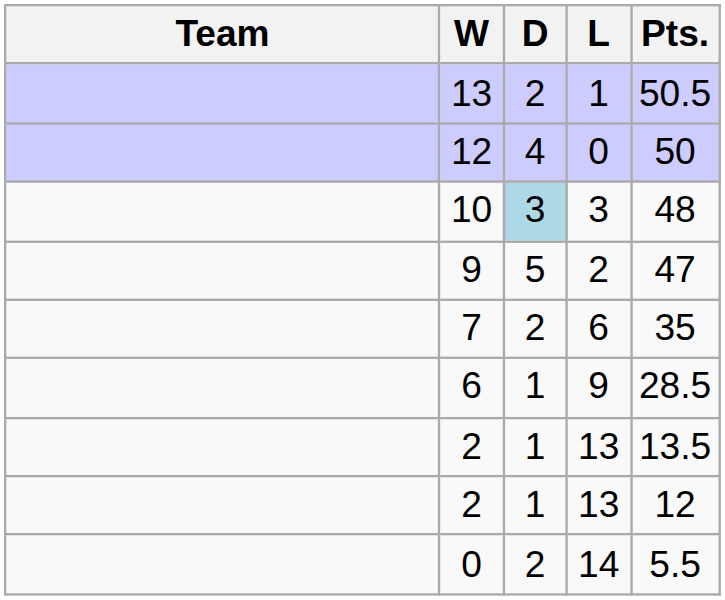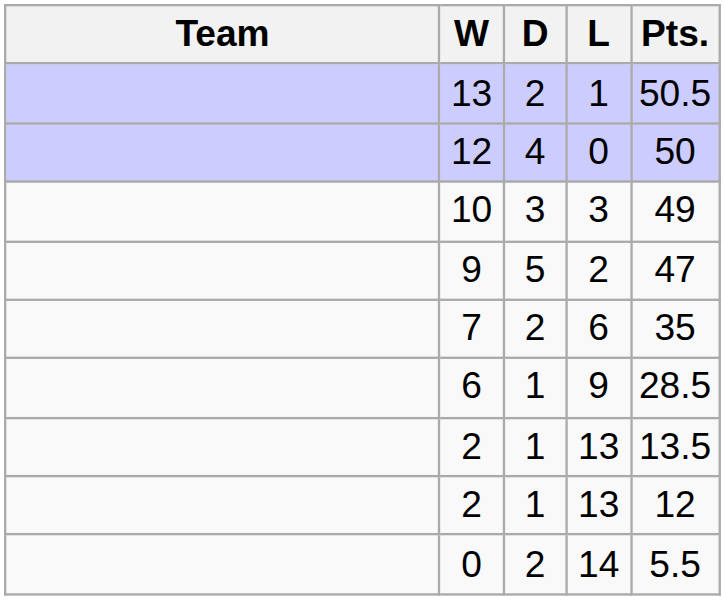(535, 210) lightblue background -> (535, 210) no background
(675, 210) 48 -> (675, 210) 49
